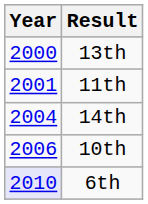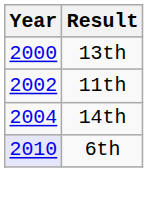(33, 86) 2001 -> (33, 86) 2002
- row: (103, 151)
